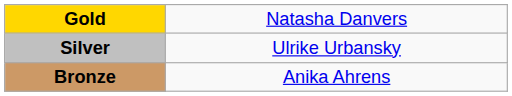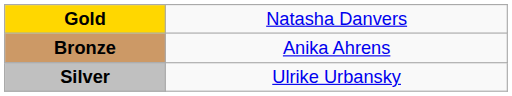rows swapped: (85, 47) <-> (85, 76)
